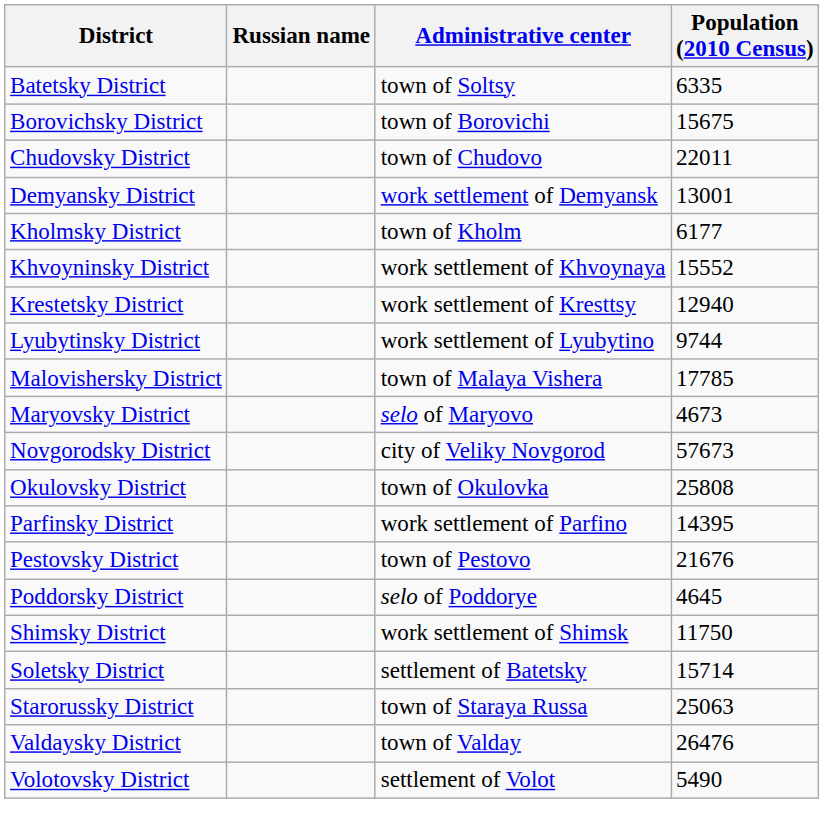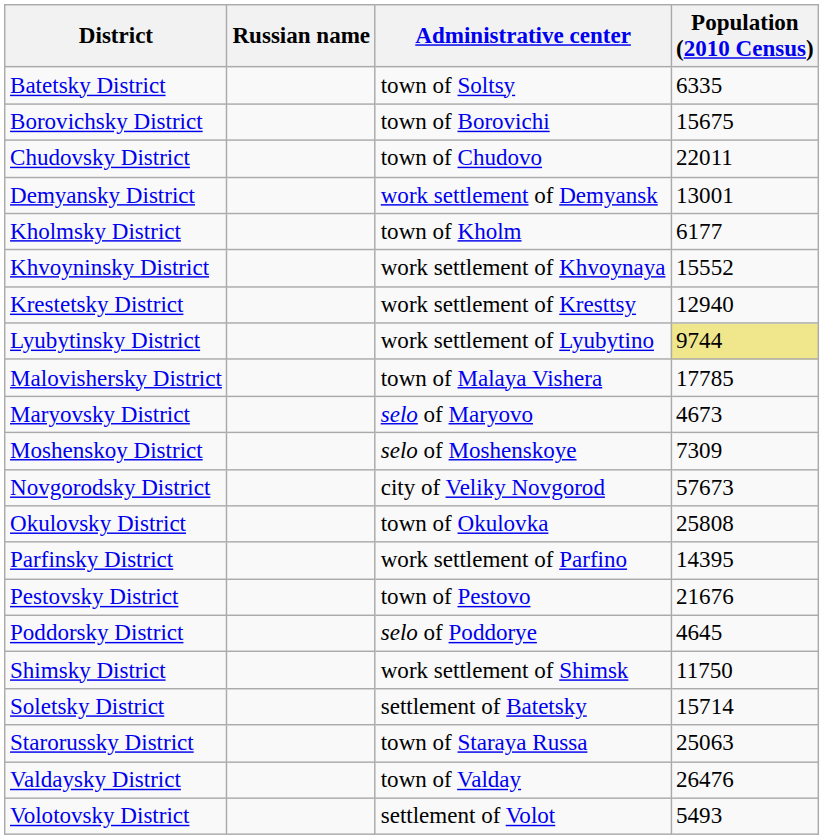(699, 341) no background -> (699, 341) khaki background
+ row: (106, 450)
(699, 779) 5490 -> (699, 816) 5493
